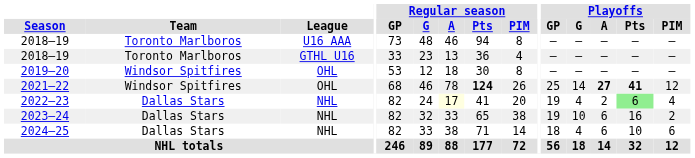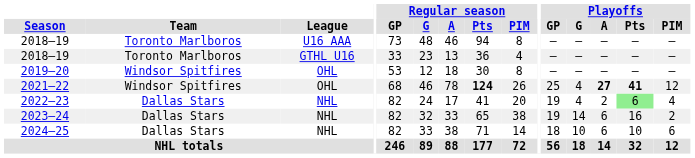(579, 86) 14 -> (579, 86) 4
(451, 101) lightyellow background -> (451, 101) no background
(579, 116) 10 -> (579, 116) 14
(579, 131) 4 -> (579, 131) 10
